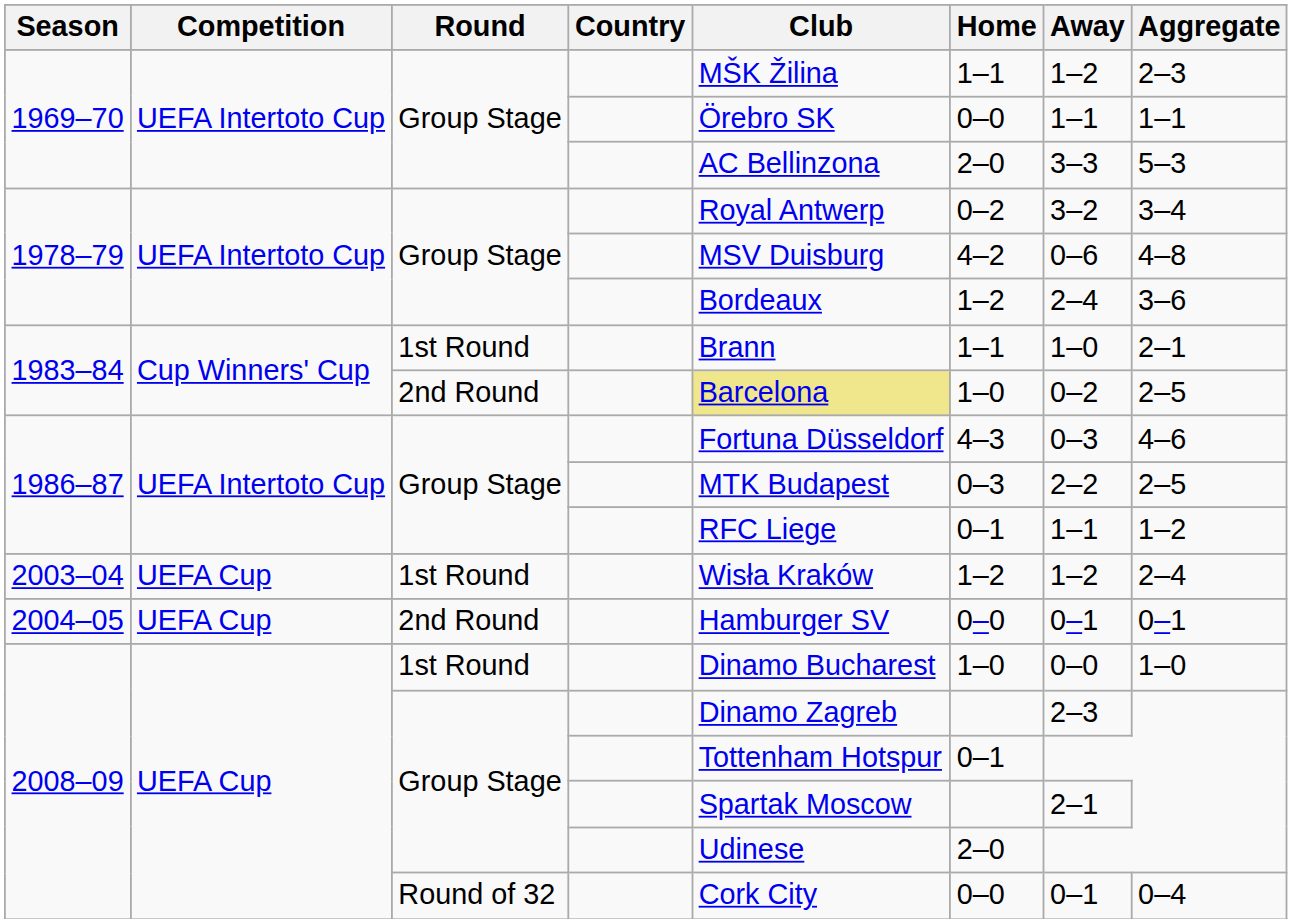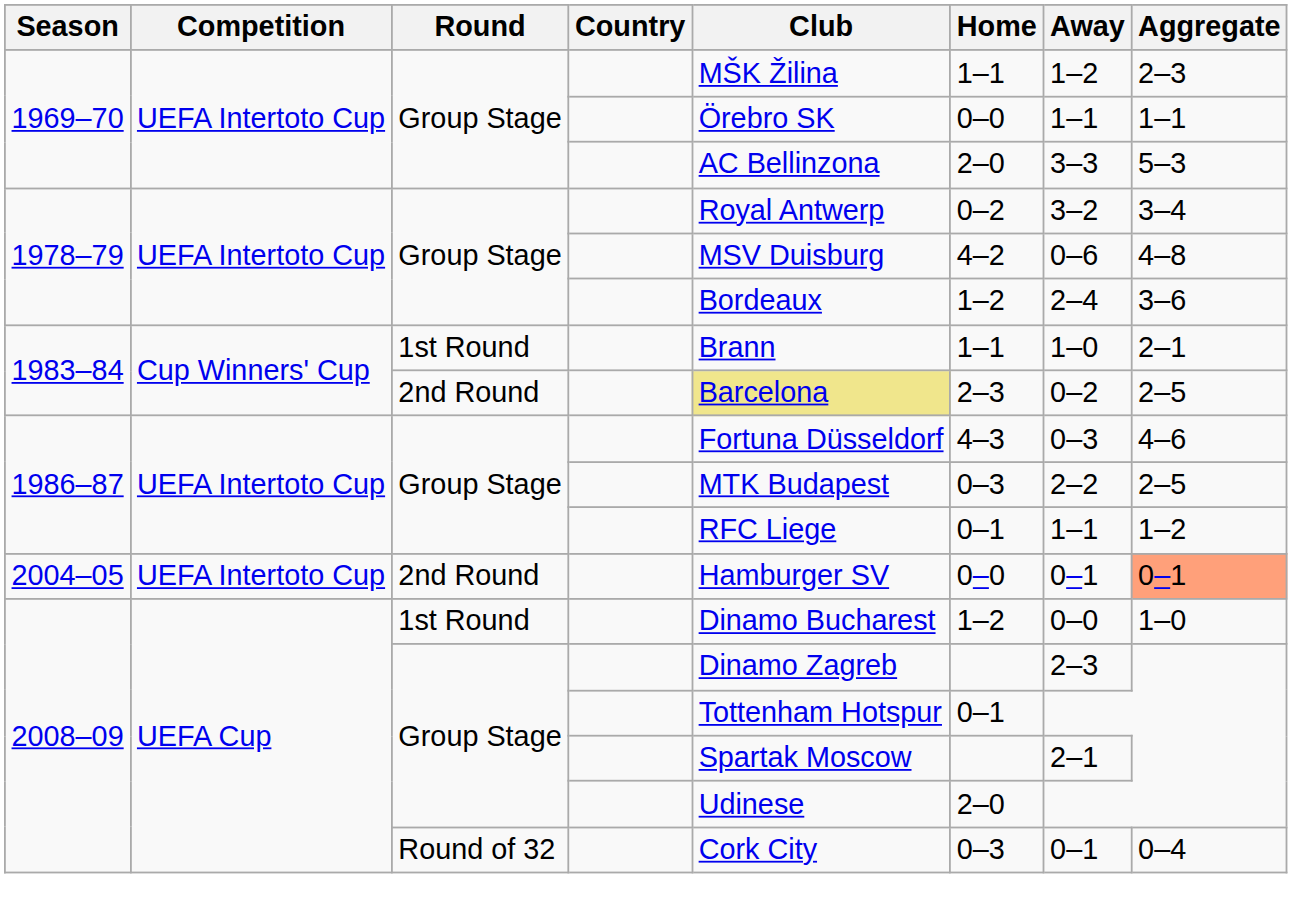(981, 392) 1–0 -> (981, 392) 2–3
- row: (68, 575)
(204, 621) UEFA Cup -> (261, 575) UEFA Intertoto Cup
(1162, 621) no background -> (1162, 575) lightsalmon background
(981, 666) 1–0 -> (981, 621) 1–2
(981, 895) 0–0 -> (981, 849) 0–3
